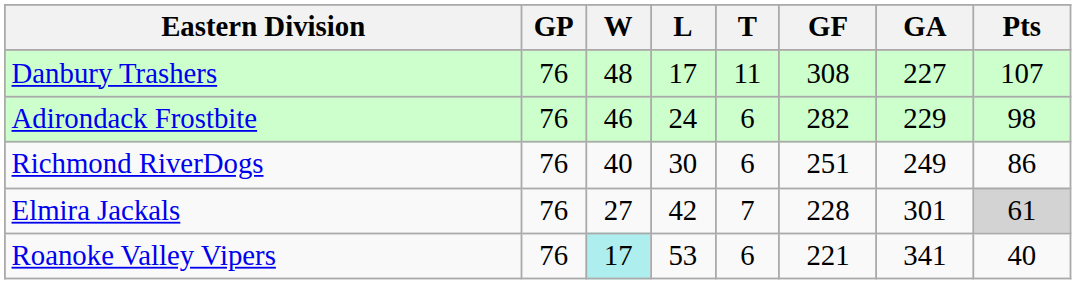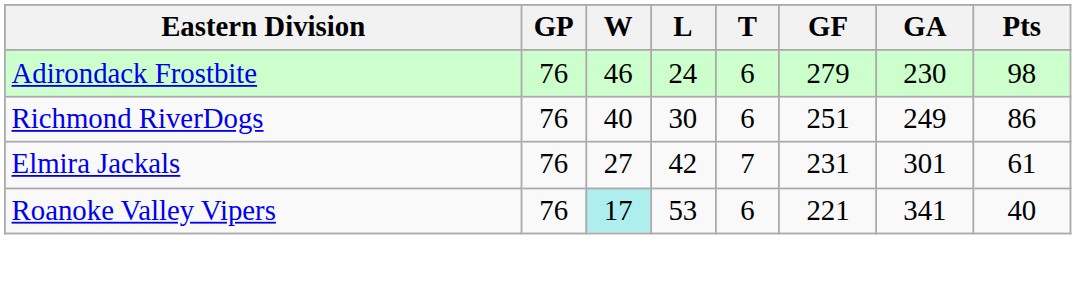- row: (114, 73)
(828, 118) 282 -> (828, 73) 279
(925, 118) 229 -> (925, 73) 230
(828, 210) 228 -> (828, 164) 231
(1022, 210) lightgrey background -> (1022, 164) no background
